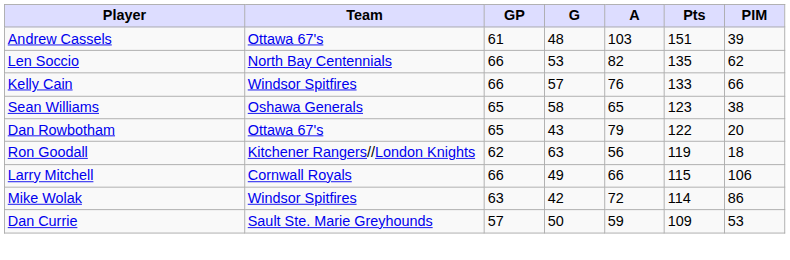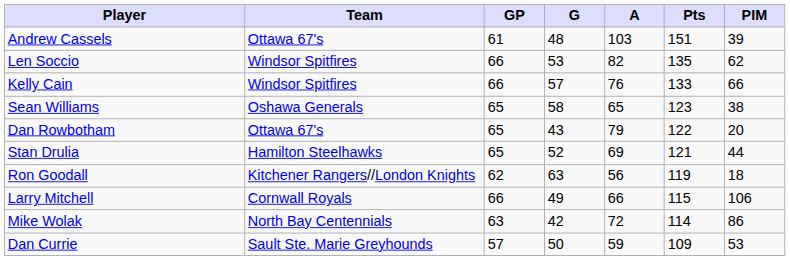(320, 61) North Bay Centennials -> (302, 61) Windsor Spitfires
+ row: (43, 152)
(302, 198) Windsor Spitfires -> (320, 221) North Bay Centennials
